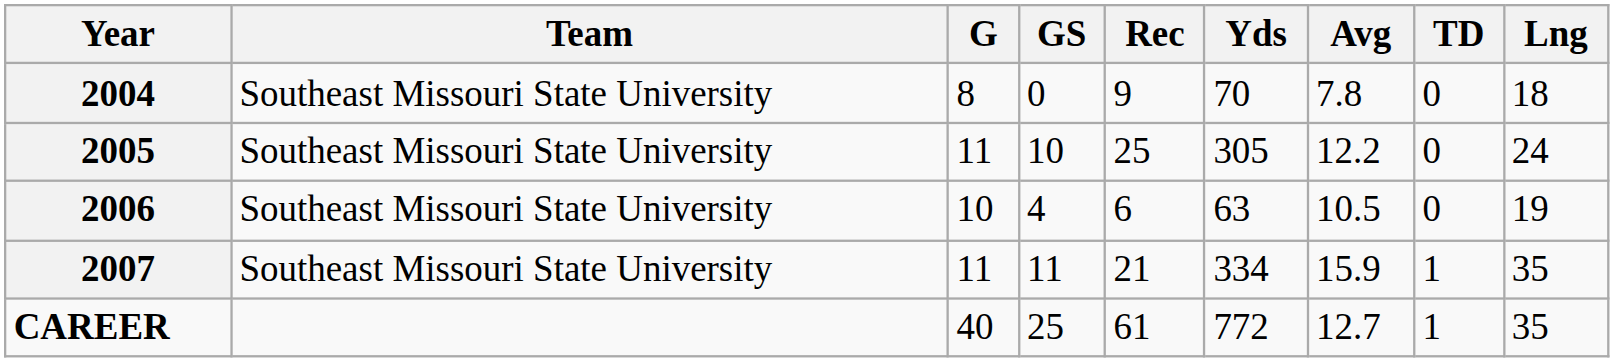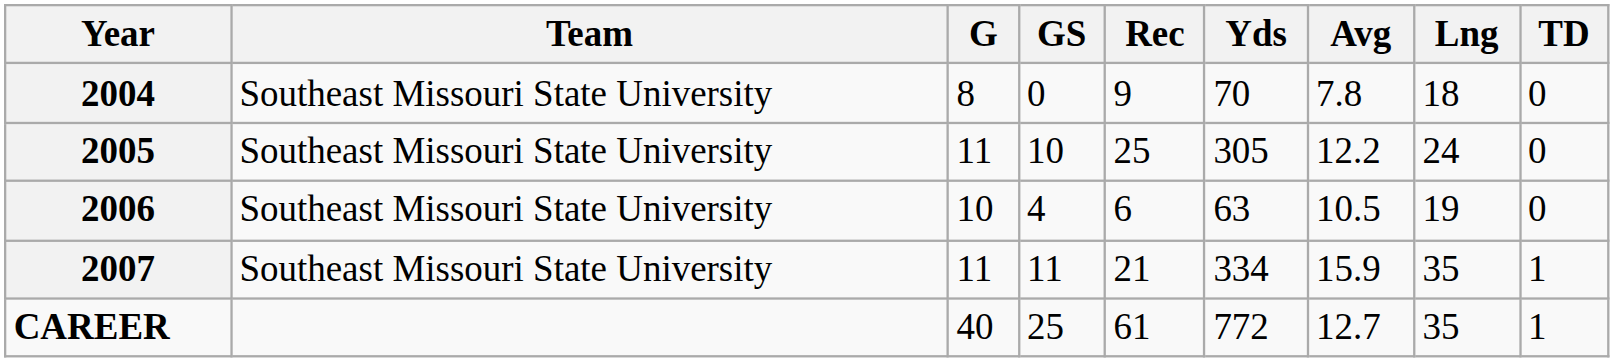columns swapped: (1556, 33) <-> (1459, 33)
